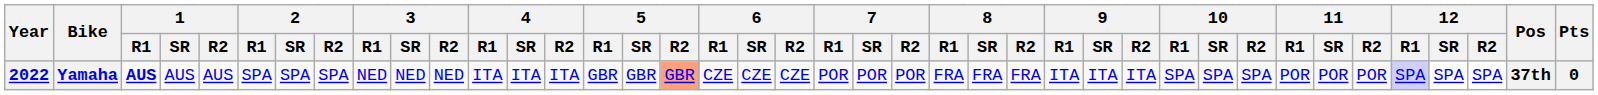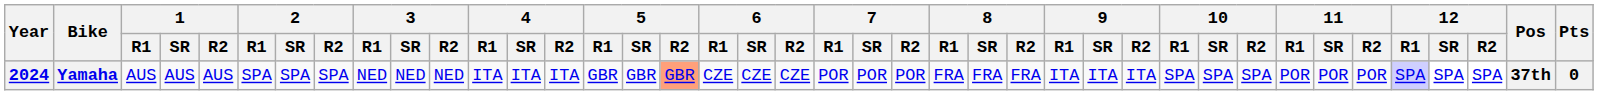(29, 75) 2022 -> (29, 75) 2024
(141, 75) bold -> (141, 75) normal
